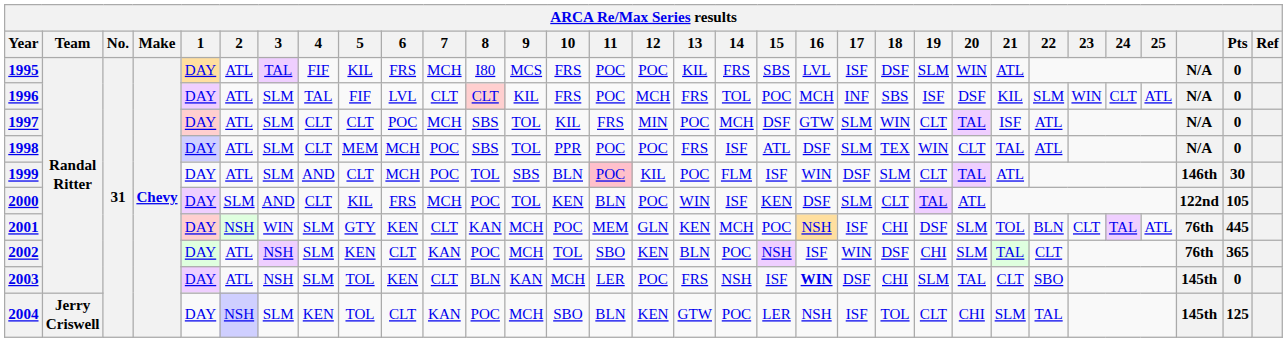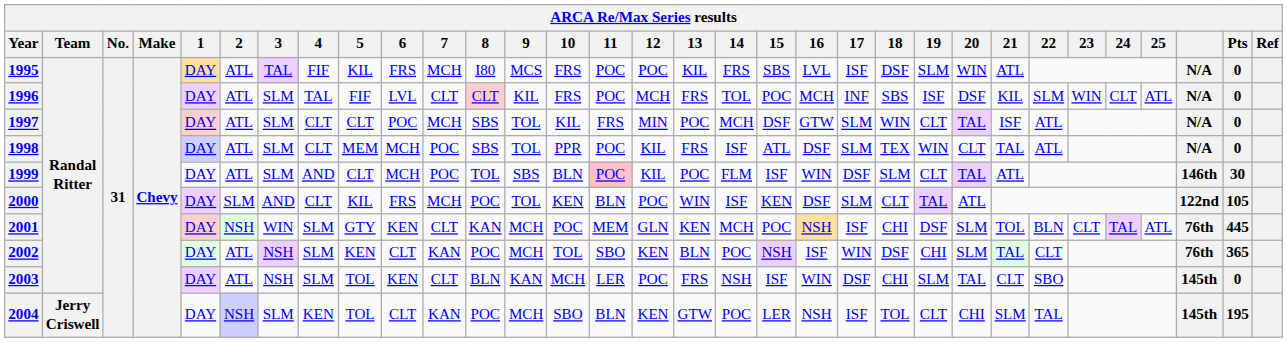(653, 148) POC -> (653, 148) KIL
(817, 279) bold -> (817, 279) normal
(1238, 315) 125 -> (1238, 315) 195
